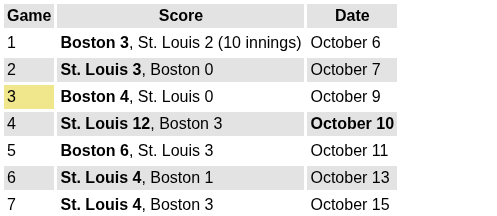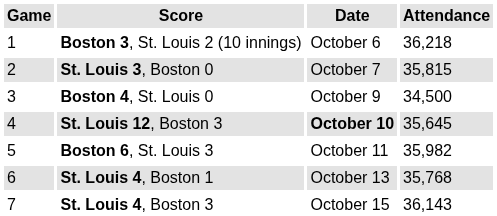+ column: (447, 16)
(11, 96) khaki background -> (11, 96) no background
